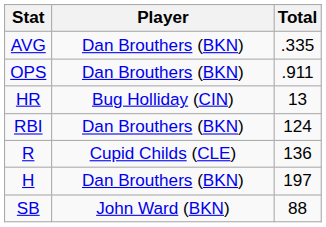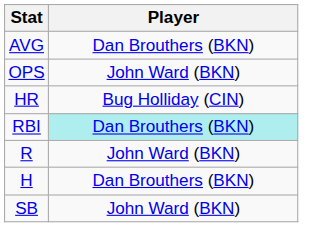- column: (298, 18)
(163, 72) Dan Brouthers (BKN) -> (173, 72) John Ward (BKN)
(163, 126) no background -> (173, 126) paleturquoise background
(163, 153) Cupid Childs (CLE) -> (173, 153) John Ward (BKN)
